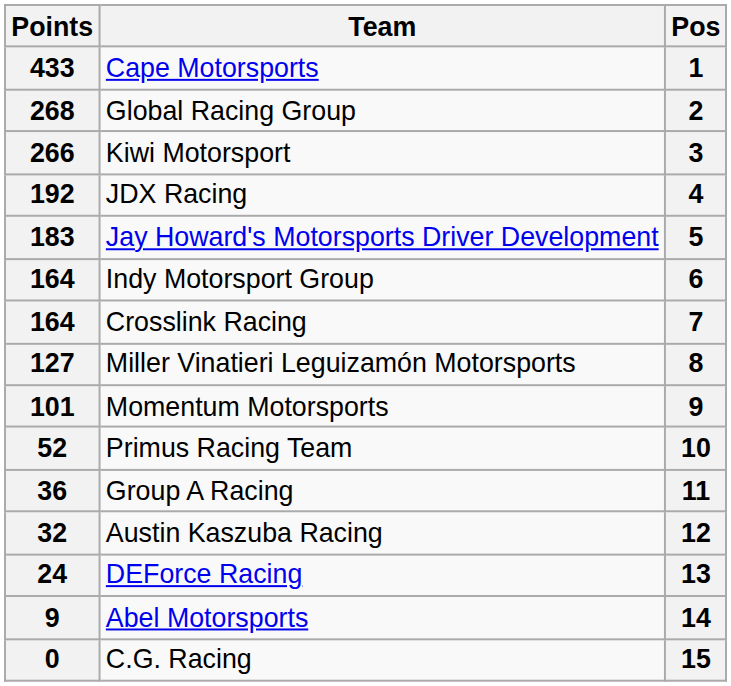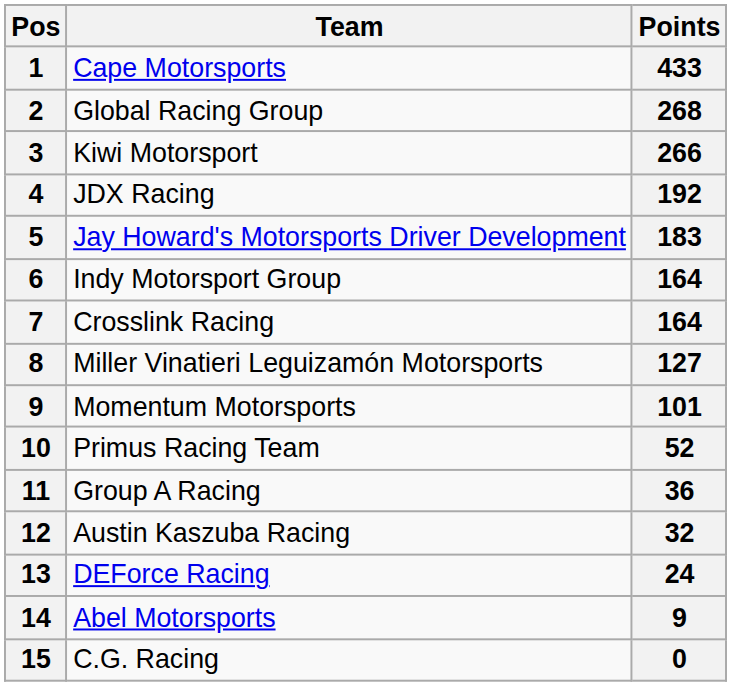columns swapped: (696, 26) <-> (52, 26)
